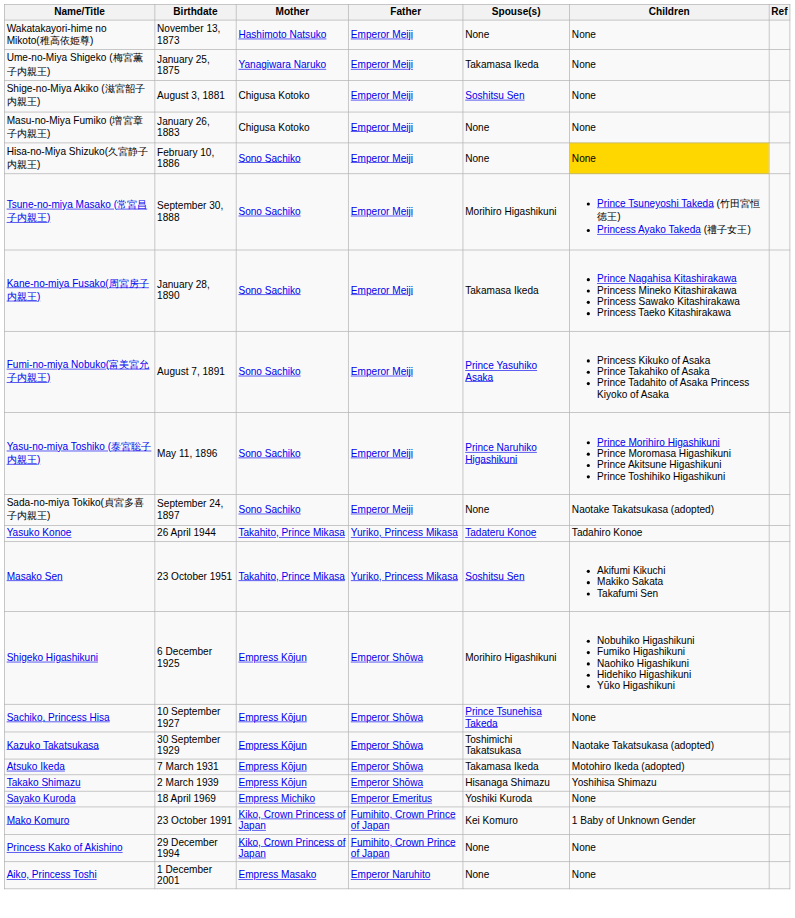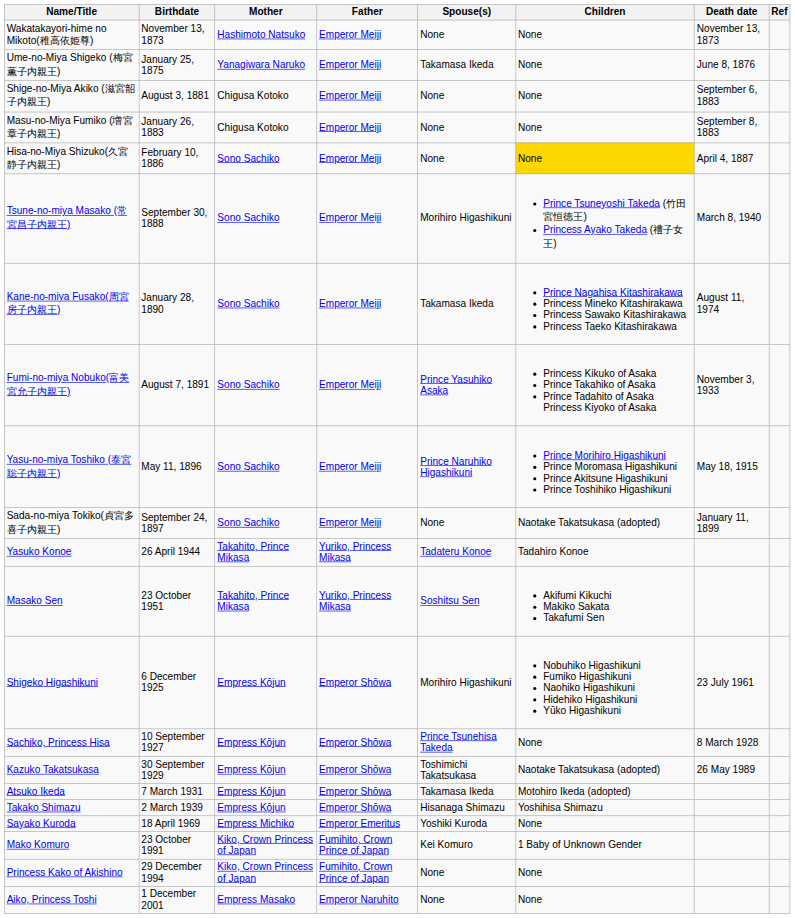+ column: (732, 12)
(495, 96) Soshitsu Sen -> (432, 96) None
